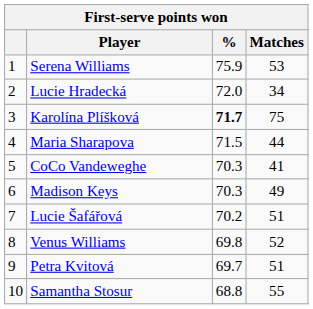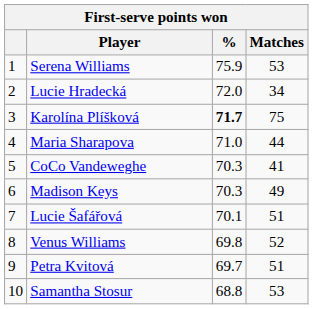(229, 142) 71.5 -> (229, 142) 71.0
(229, 216) 70.2 -> (229, 216) 70.1
(277, 291) 55 -> (277, 291) 53
